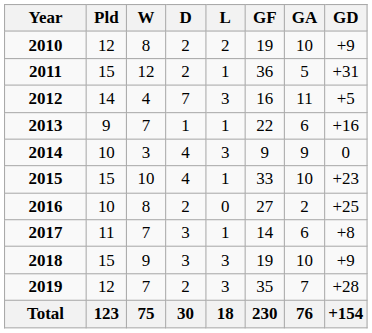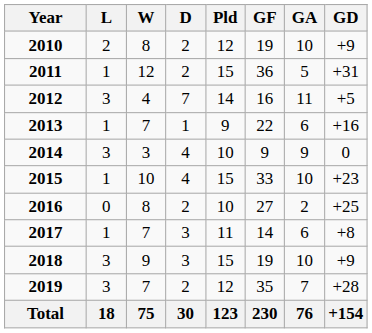columns swapped: (106, 17) <-> (225, 17)
